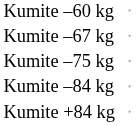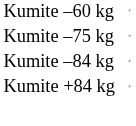- row: (59, 36)
